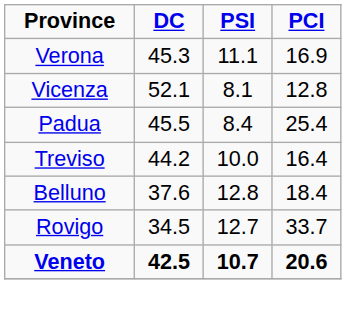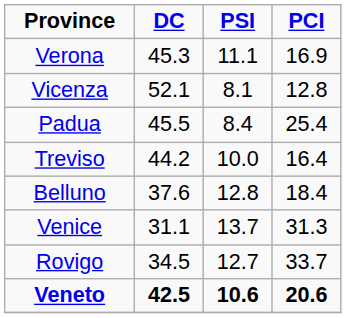+ row: (70, 227)
(238, 261) 10.7 -> (238, 295) 10.6
